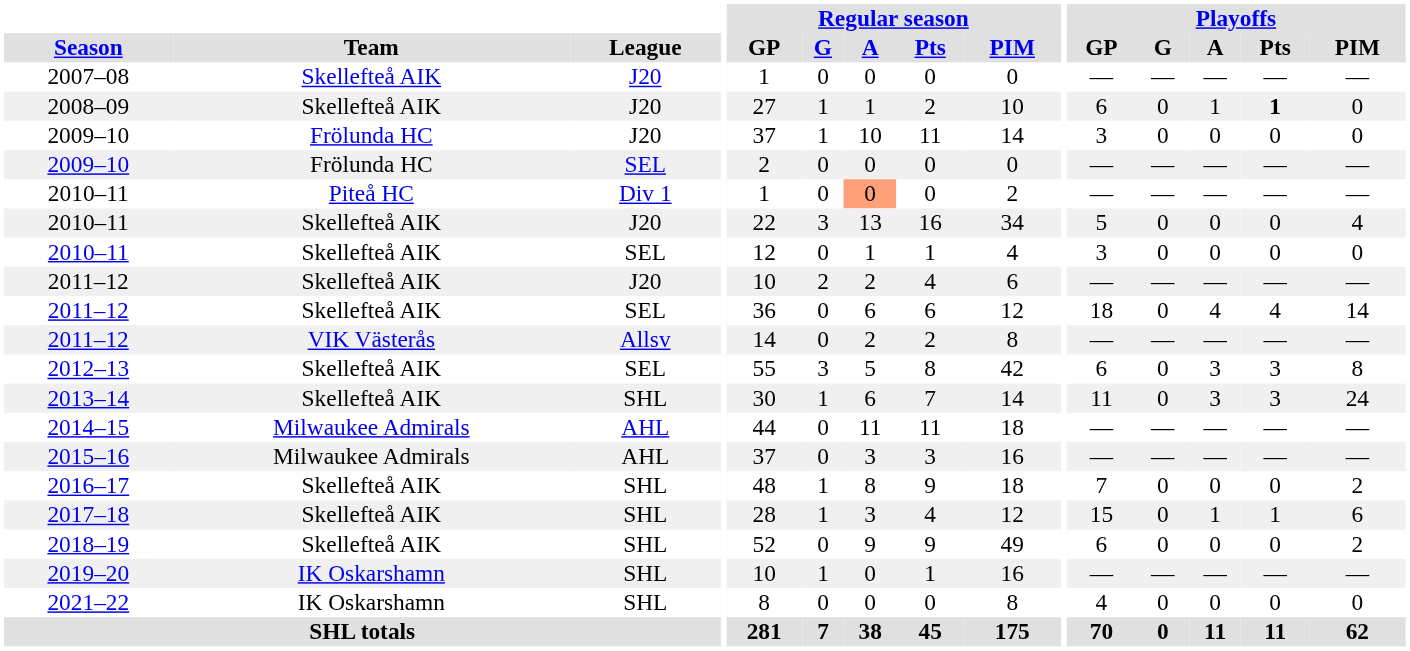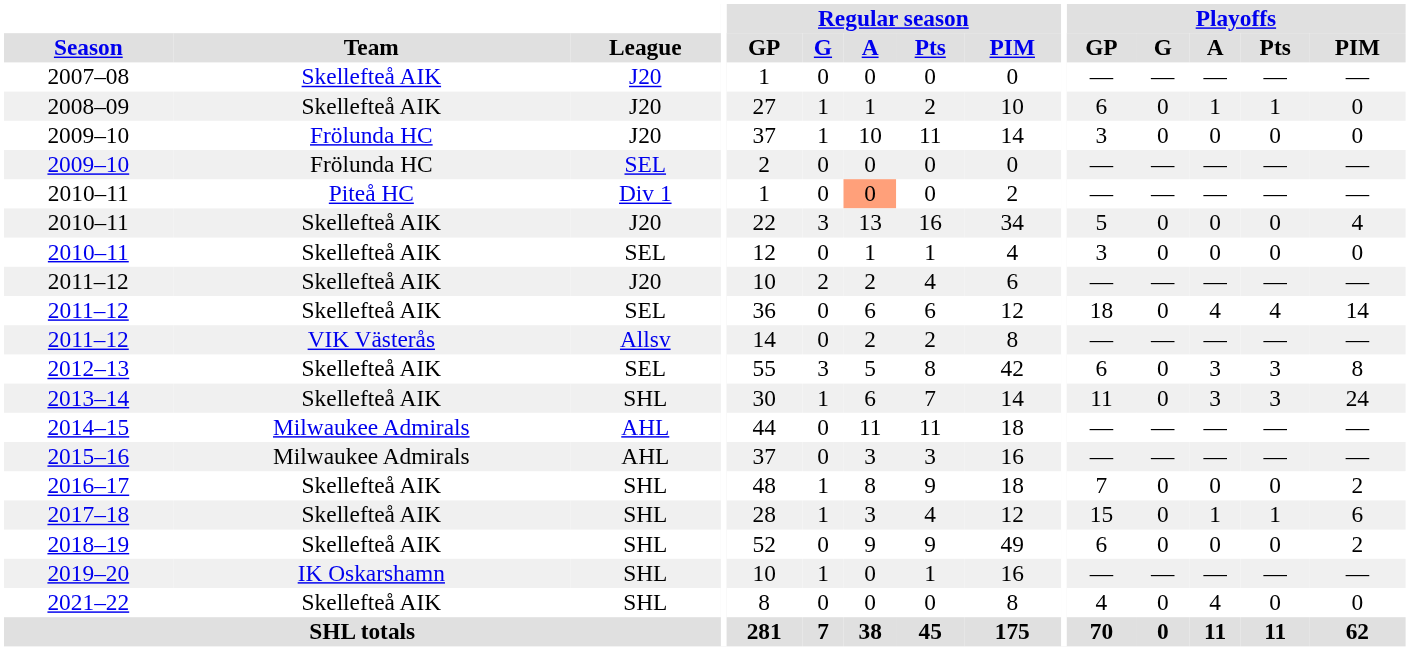(1275, 105) bold -> (1275, 105) normal
(371, 602) IK Oskarshamn -> (371, 602) Skellefteå AIK
(1215, 602) 0 -> (1215, 602) 4
